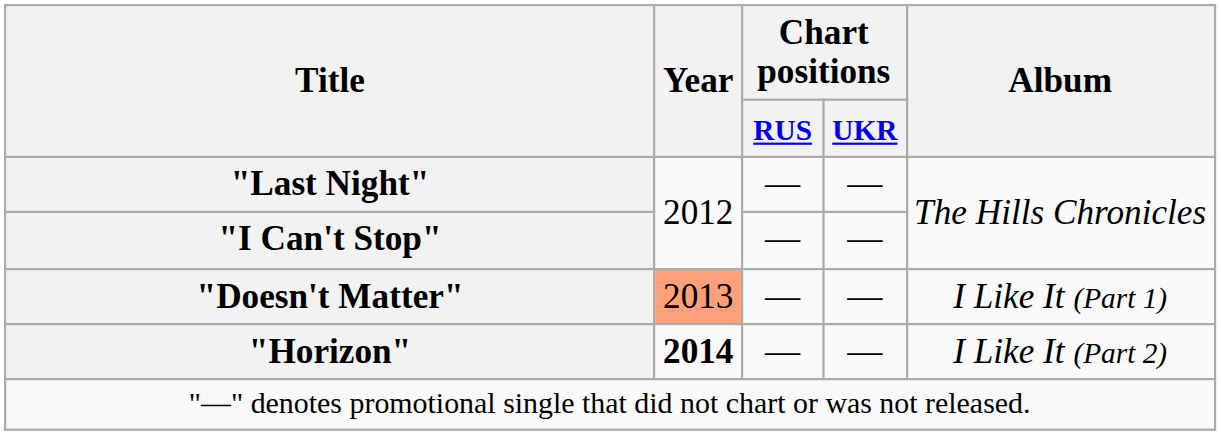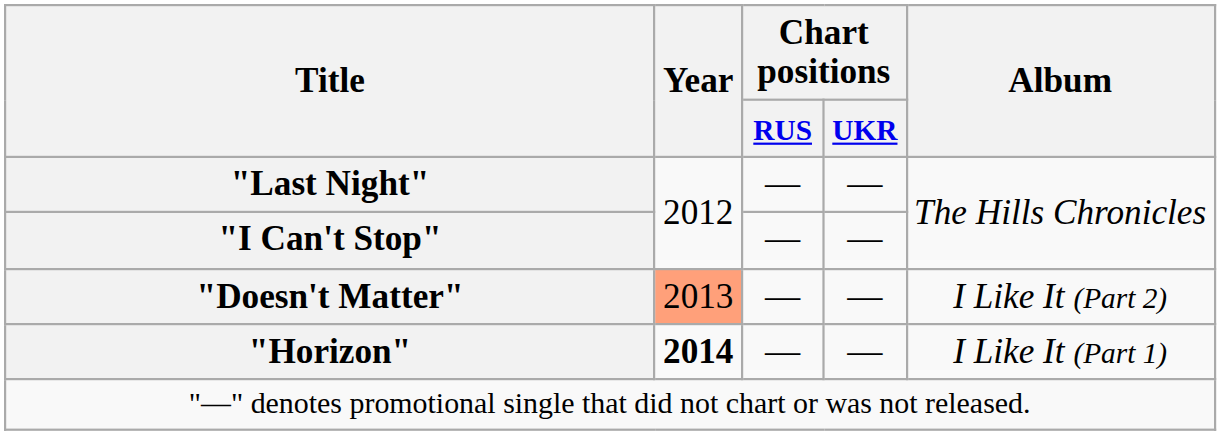(1060, 295) I Like It (Part 1) -> (1060, 295) I Like It (Part 2)
(1060, 351) I Like It (Part 2) -> (1060, 351) I Like It (Part 1)
